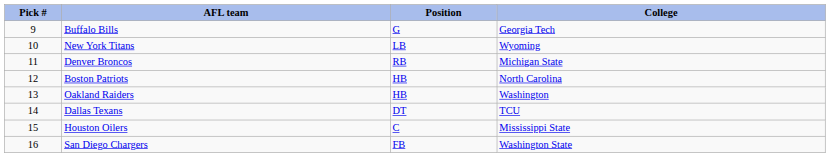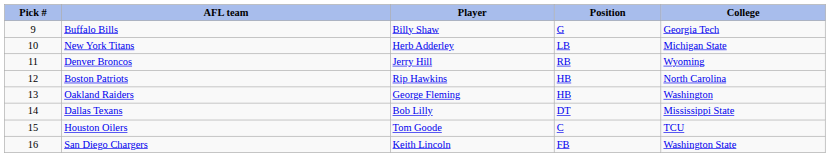+ column: (472, 12)
(520, 45) Wyoming -> (695, 45) Michigan State
(531, 62) Michigan State -> (684, 62) Wyoming
(510, 111) TCU -> (699, 111) Mississippi State
(535, 128) Mississippi State -> (674, 128) TCU
